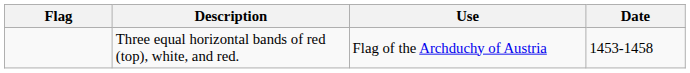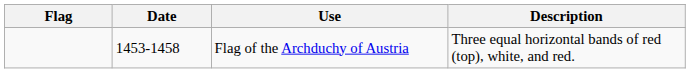columns swapped: (635, 16) <-> (231, 16)
